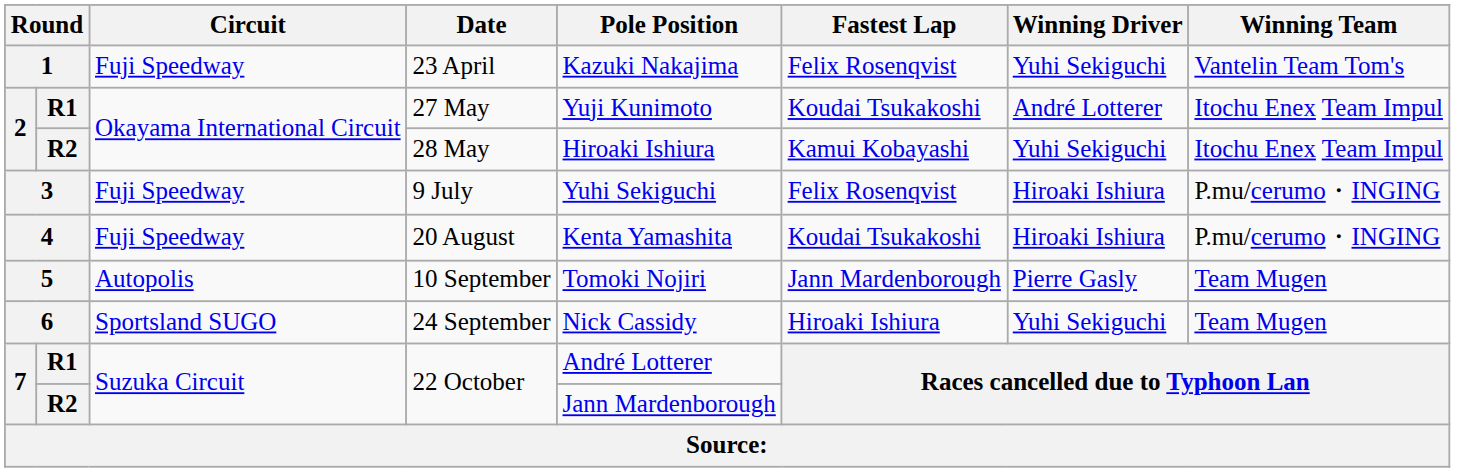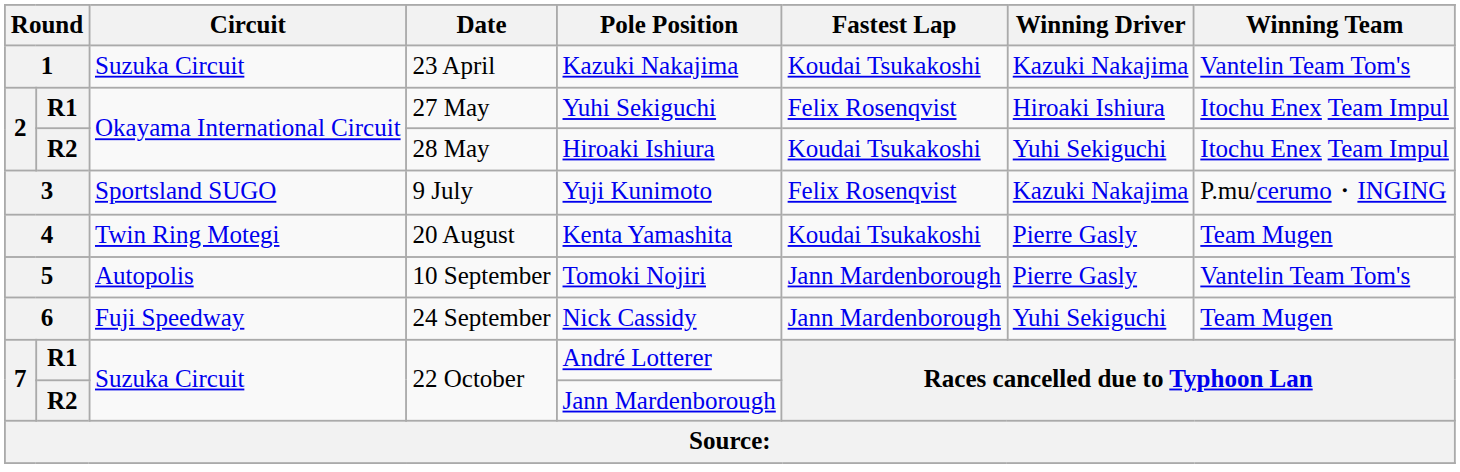(170, 66) Fuji Speedway -> (170, 66) Suzuka Circuit
(872, 66) Felix Rosenqvist -> (884, 66) Koudai Tsukakoshi
(1090, 66) Yuhi Sekiguchi -> (1101, 66) Kazuki Nakajima
(637, 107) Yuji Kunimoto -> (639, 107) Yuhi Sekiguchi
(884, 107) Koudai Tsukakoshi -> (872, 107) Felix Rosenqvist
(1087, 107) André Lotterer -> (1089, 107) Hiroaki Ishiura
(878, 148) Kamui Kobayashi -> (884, 148) Koudai Tsukakoshi
(170, 191) Fuji Speedway -> (186, 191) Sportsland SUGO
(639, 191) Yuhi Sekiguchi -> (637, 191) Yuji Kunimoto
(1089, 191) Hiroaki Ishiura -> (1101, 191) Kazuki Nakajima
(170, 236) Fuji Speedway -> (187, 234) Twin Ring Motegi
(1089, 236) Hiroaki Ishiura -> (1075, 234) Pierre Gasly
(1317, 236) P.mu/cerumo・INGING -> (1266, 234) Team Mugen
(1261, 279) Team Mugen -> (1305, 276) Vantelin Team Tom's
(186, 321) Sportsland SUGO -> (170, 317) Fuji Speedway
(864, 321) Hiroaki Ishiura -> (894, 317) Jann Mardenborough
